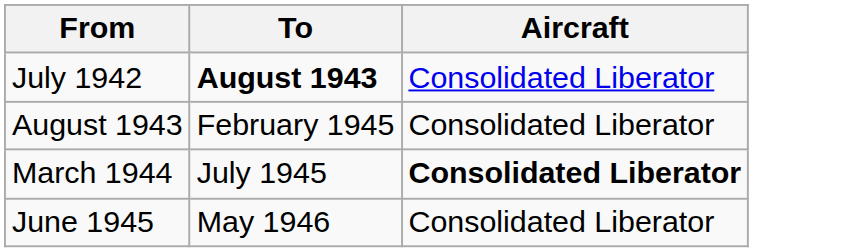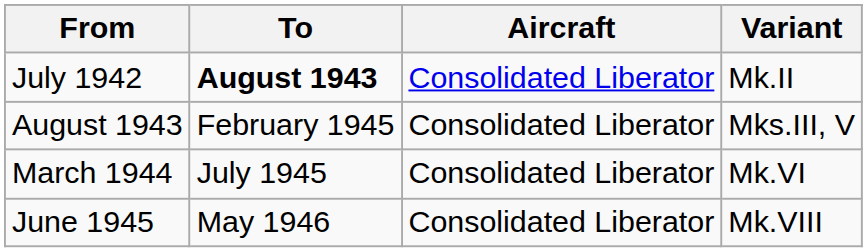+ column: (792, 28)
(575, 173) bold -> (561, 173) normal
